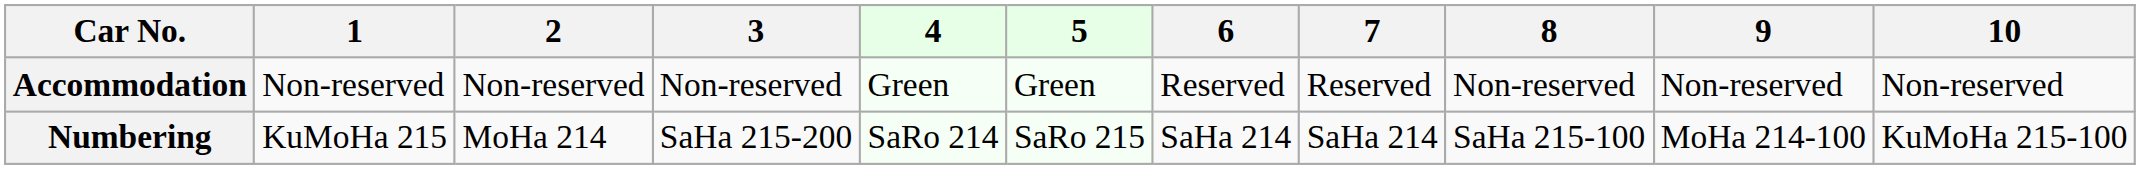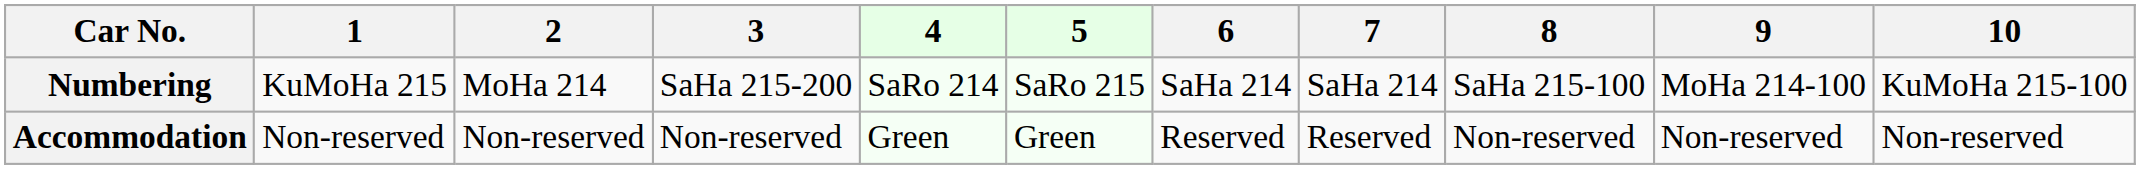rows swapped: (130, 84) <-> (130, 137)
